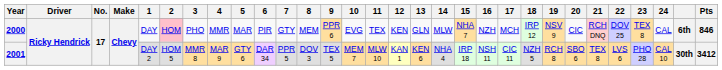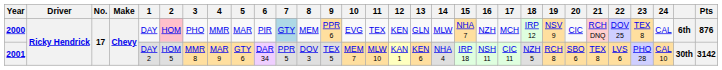(286, 30) no background -> (286, 30) lightblue background
(706, 30) 846 -> (706, 30) 876
(706, 54) 3412 -> (706, 54) 3142
